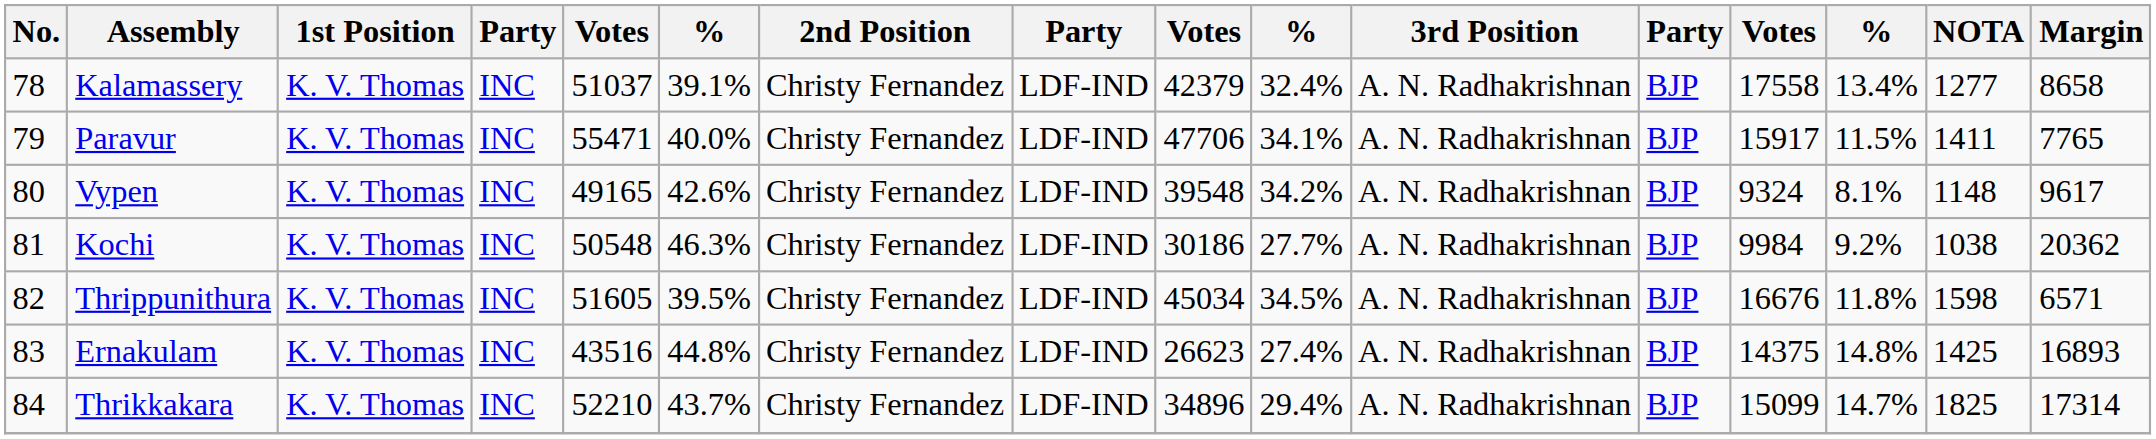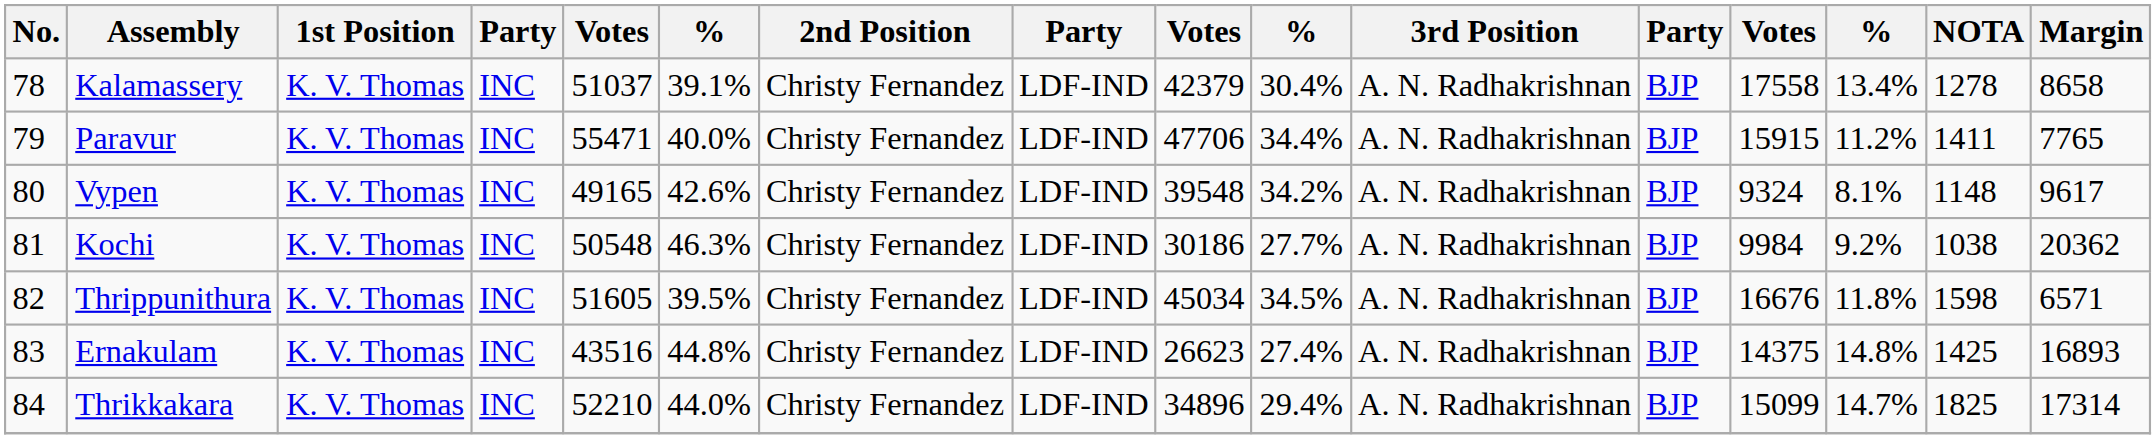(1301, 84) 32.4% -> (1301, 84) 30.4%
(1965, 84) 1277 -> (1965, 84) 1278
(1301, 138) 34.1% -> (1301, 138) 34.4%
(1779, 138) 15917 -> (1779, 138) 15915
(1876, 138) 11.5% -> (1876, 138) 11.2%
(709, 405) 43.7% -> (709, 405) 44.0%
